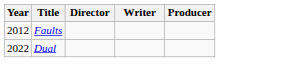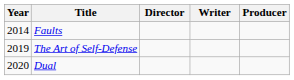(18, 30) 2012 -> (18, 30) 2014
+ row: (86, 48)
(18, 48) 2022 -> (18, 65) 2020
